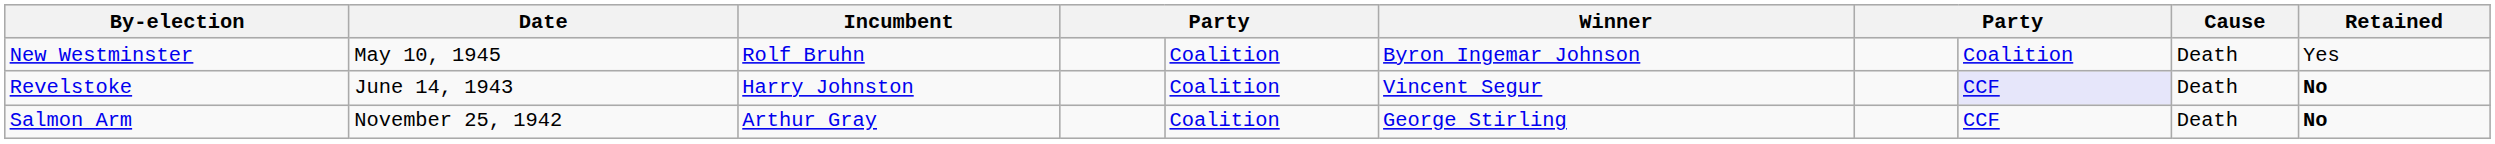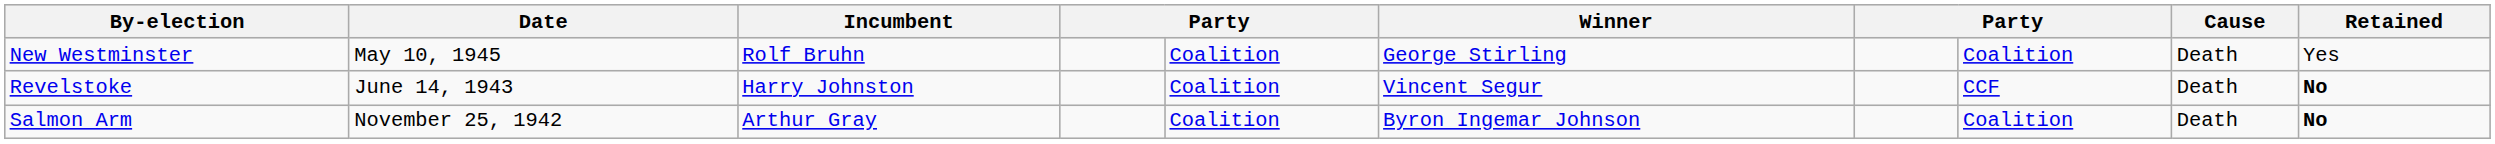(1512, 55) Byron Ingemar Johnson -> (1475, 55) George Stirling
(1981, 88) lavender background -> (1981, 88) no background
(1475, 121) George Stirling -> (1512, 121) Byron Ingemar Johnson
(1981, 121) CCF -> (2018, 121) Coalition
